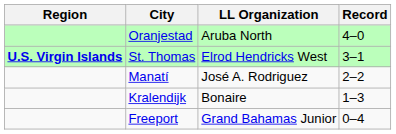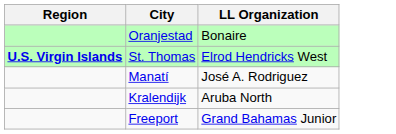- column: (365, 14)
(237, 35) Aruba North -> (224, 35) Bonaire
(224, 98) Bonaire -> (237, 98) Aruba North
